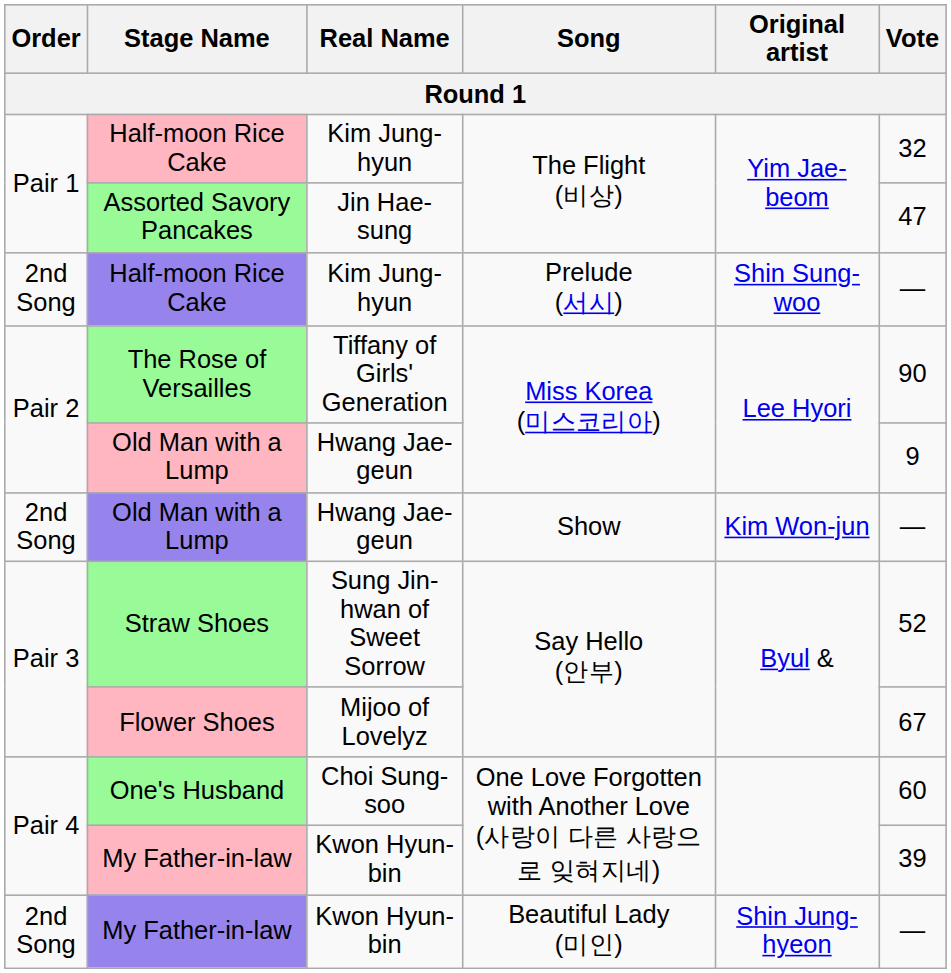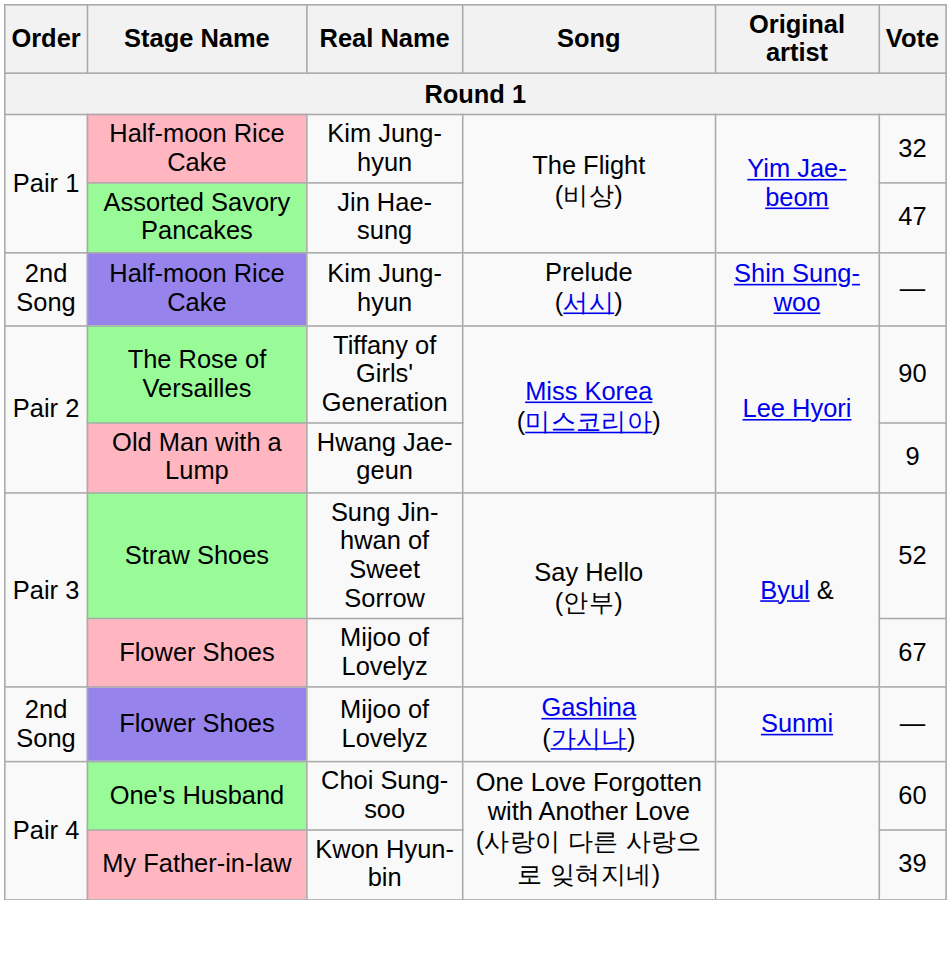- row: (197, 526)
+ row: (197, 724)
- row: (197, 930)
